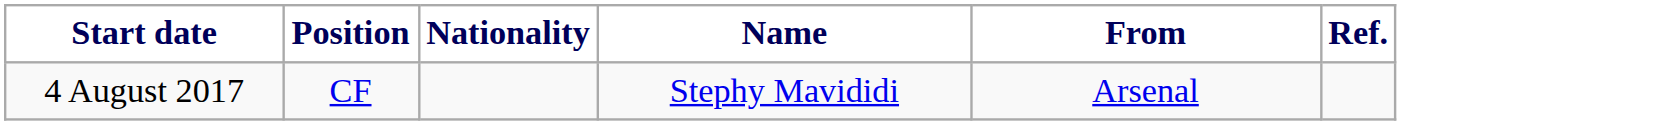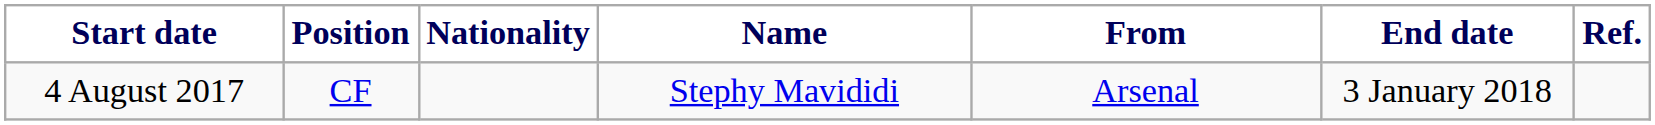+ column: (1447, 33)
